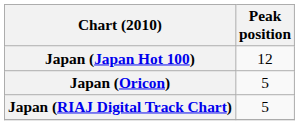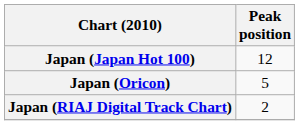(265, 107) 5 -> (265, 107) 2
